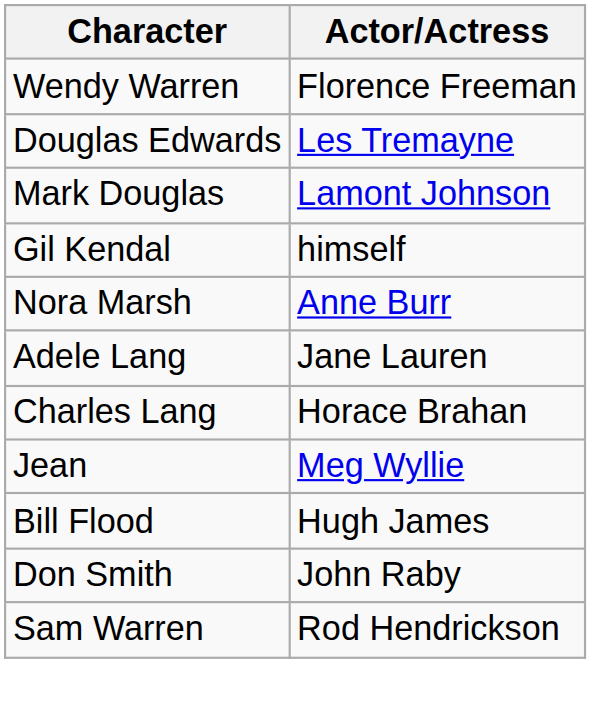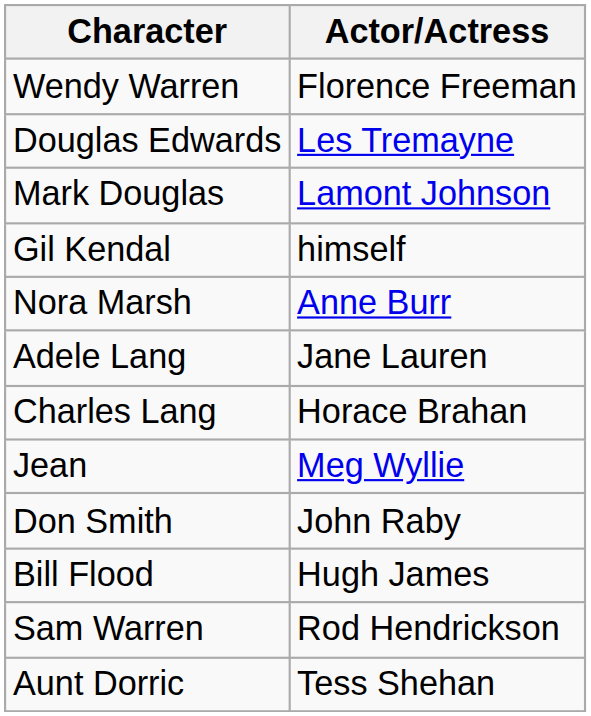rows swapped: (93, 574) <-> (83, 520)
+ row: (99, 683)
